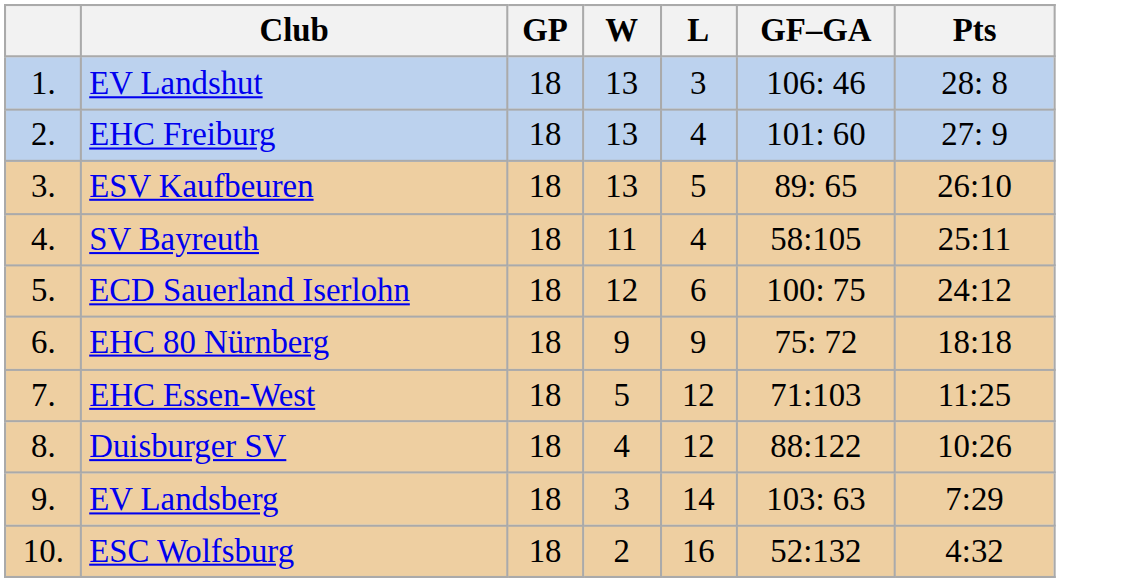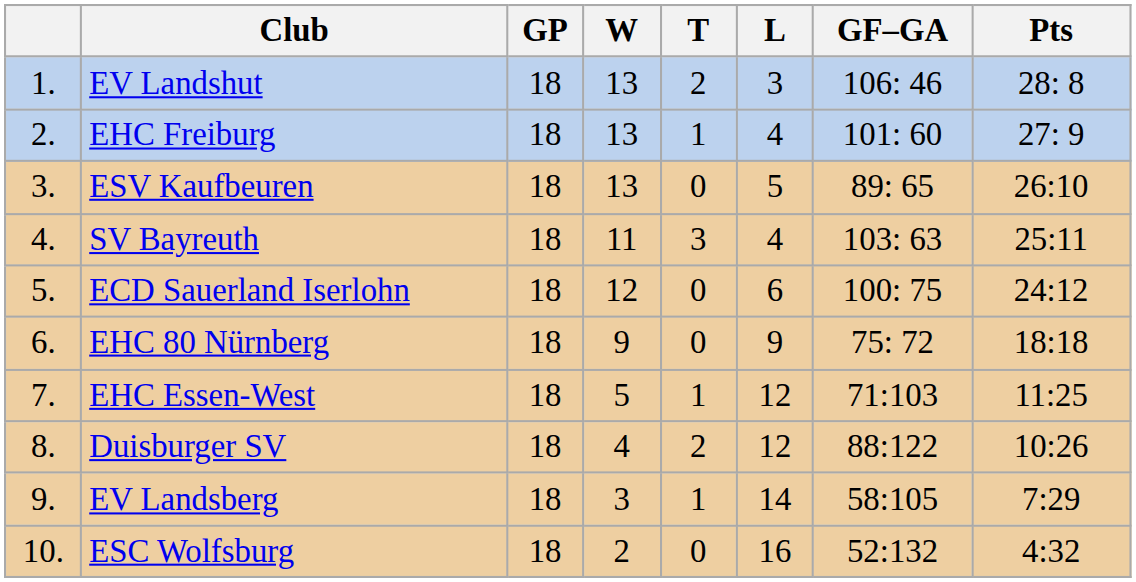+ column: (698, 30)
(816, 238) 58:105 -> (893, 238) 103: 63
(816, 498) 103: 63 -> (893, 498) 58:105
